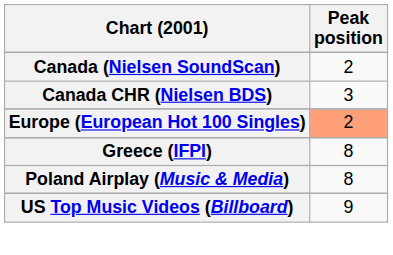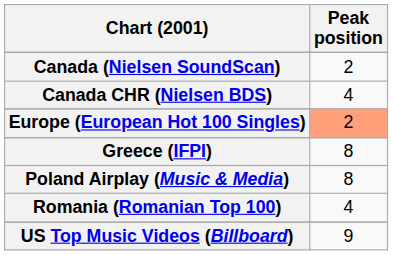(348, 94) 3 -> (348, 94) 4
+ row: (157, 207)
